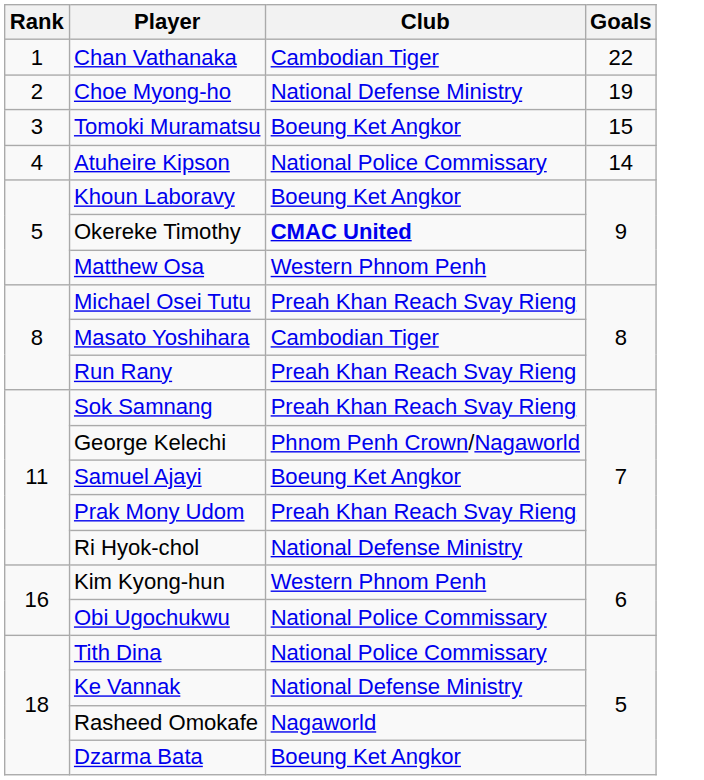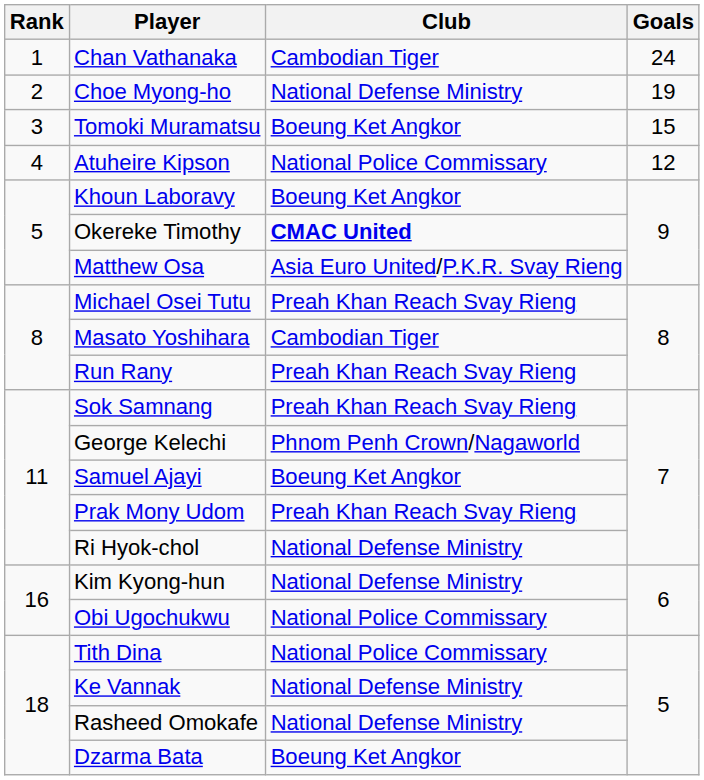(621, 57) 22 -> (663, 57) 24
(621, 162) 14 -> (663, 162) 12
(378, 267) Western Phnom Penh -> (447, 267) Asia Euro United/P.K.R. Svay Rieng
(378, 582) Western Phnom Penh -> (396, 582) National Defense Ministry
(323, 722) Nagaworld -> (396, 722) National Defense Ministry
